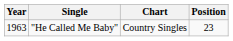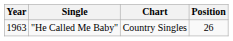(209, 28) 23 -> (209, 28) 26
